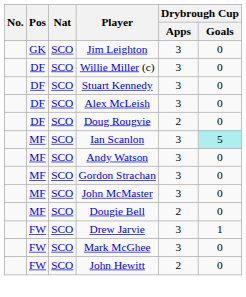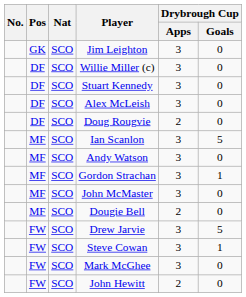(220, 139) paleturquoise background -> (220, 139) no background
(220, 175) 0 -> (220, 175) 1
(220, 229) 1 -> (220, 229) 5
+ row: (117, 247)
